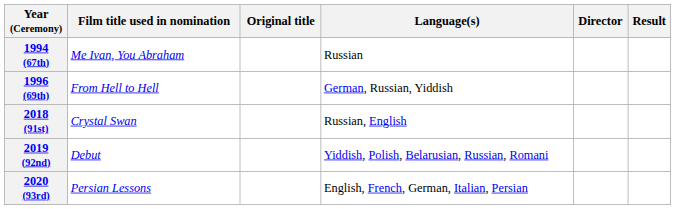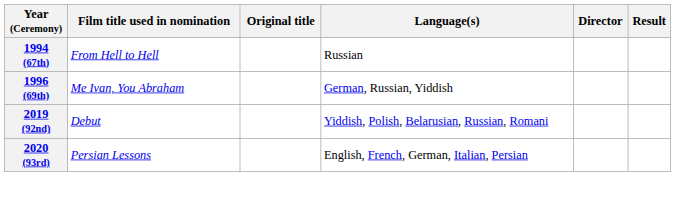(127, 54) Me Ivan, You Abraham -> (115, 54) From Hell to Hell
(115, 87) From Hell to Hell -> (127, 87) Me Ivan, You Abraham
- row: (36, 121)
